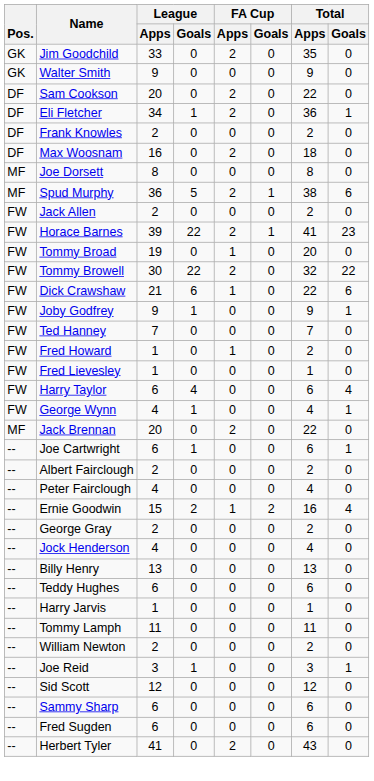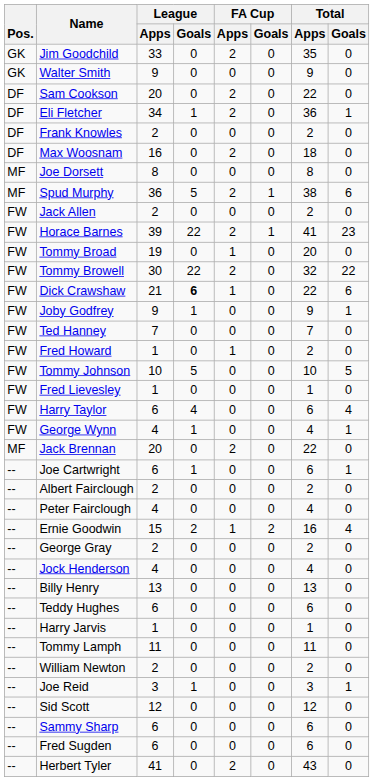(194, 291) normal -> (194, 291) bold
+ row: (85, 370)
